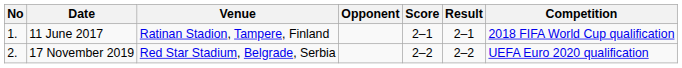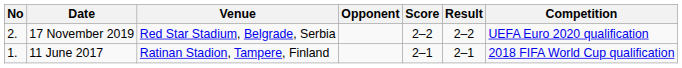rows swapped: (66, 33) <-> (82, 53)
